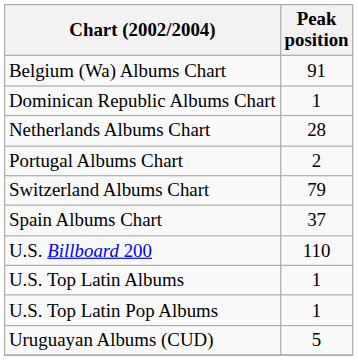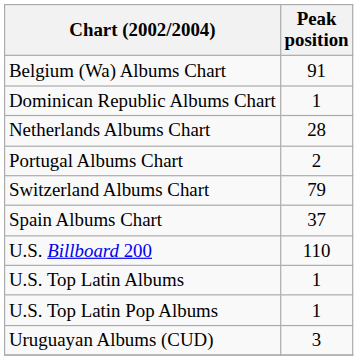(317, 340) 5 -> (317, 340) 3
